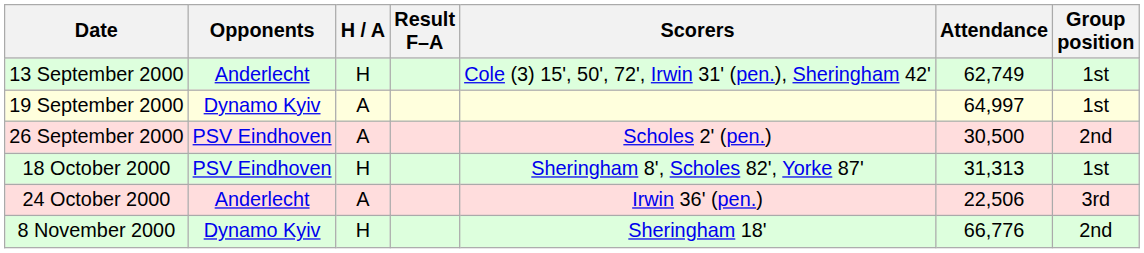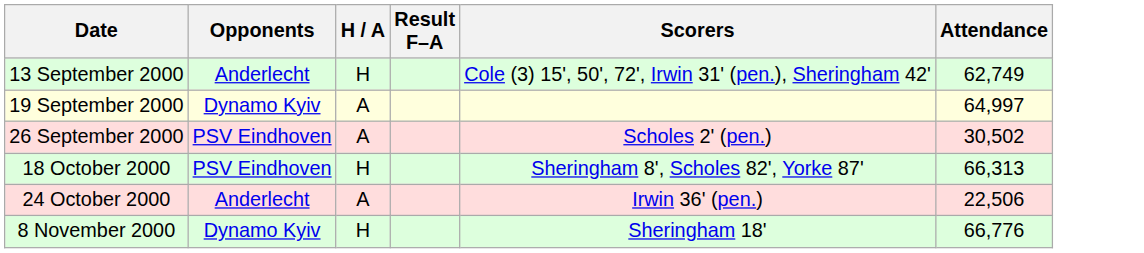- column: (1096, 31)
(994, 136) 30,500 -> (994, 136) 30,502
(994, 168) 31,313 -> (994, 168) 66,313
